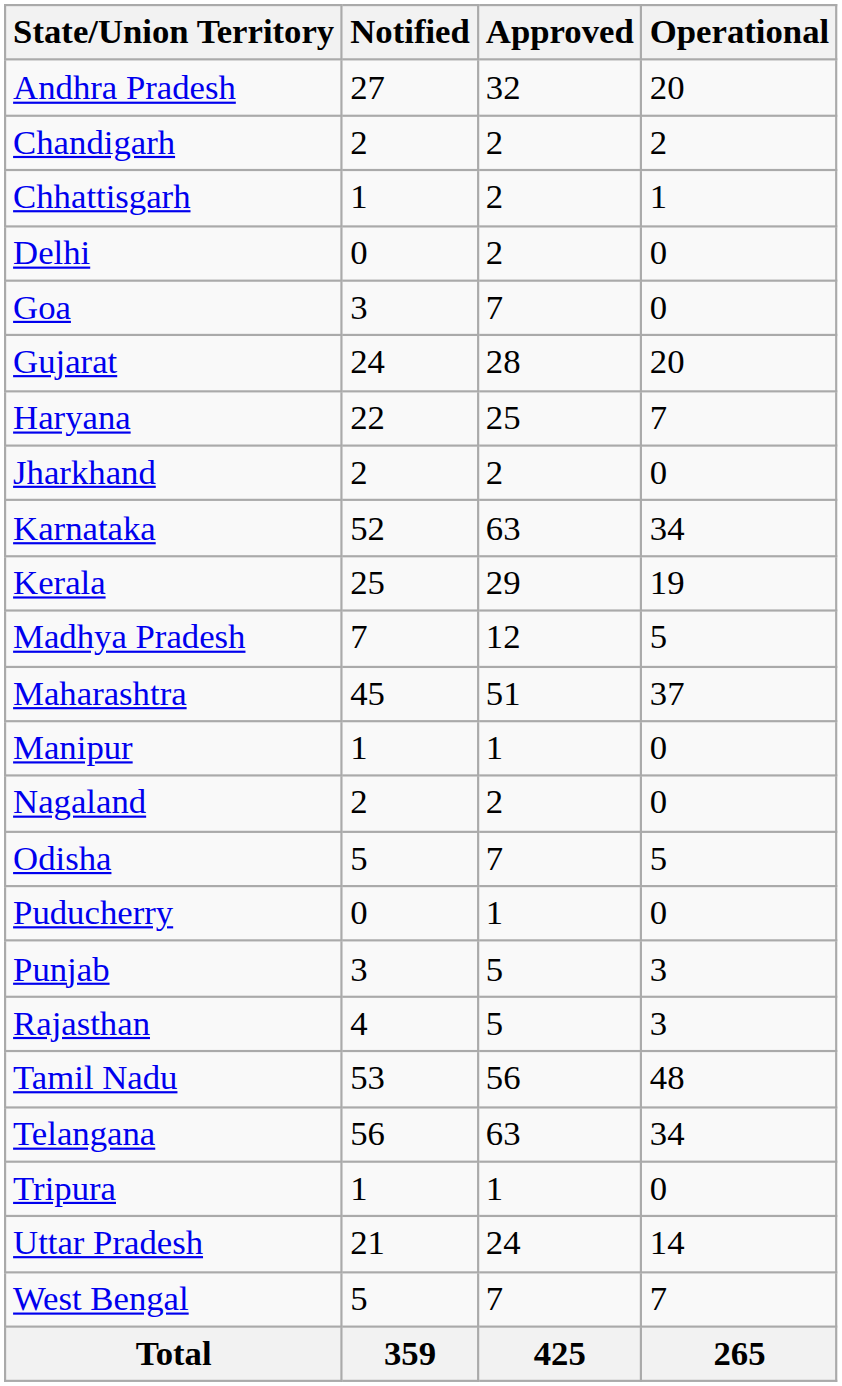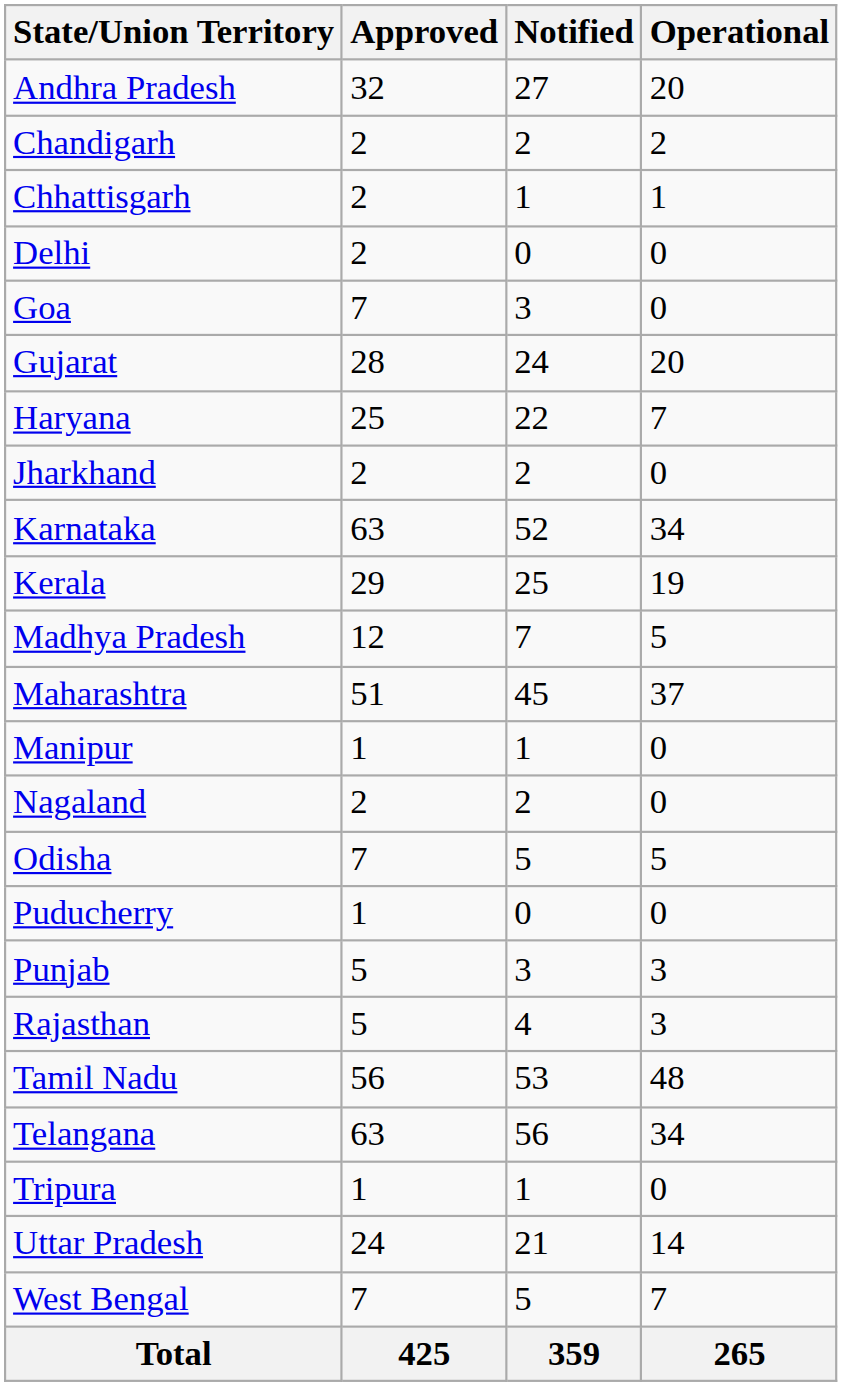columns swapped: (560, 32) <-> (410, 32)
